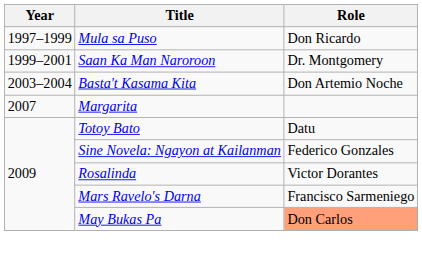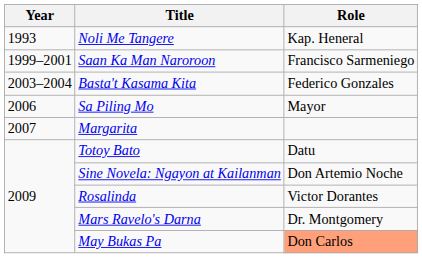+ row: (126, 38)
- row: (118, 38)
(335, 60) Dr. Montgomery -> (351, 60) Francisco Sarmeniego
(345, 83) Don Artemio Noche -> (341, 83) Federico Gonzales
+ row: (116, 106)
(341, 151) Federico Gonzales -> (345, 173) Don Artemio Noche
(351, 196) Francisco Sarmeniego -> (335, 219) Dr. Montgomery
